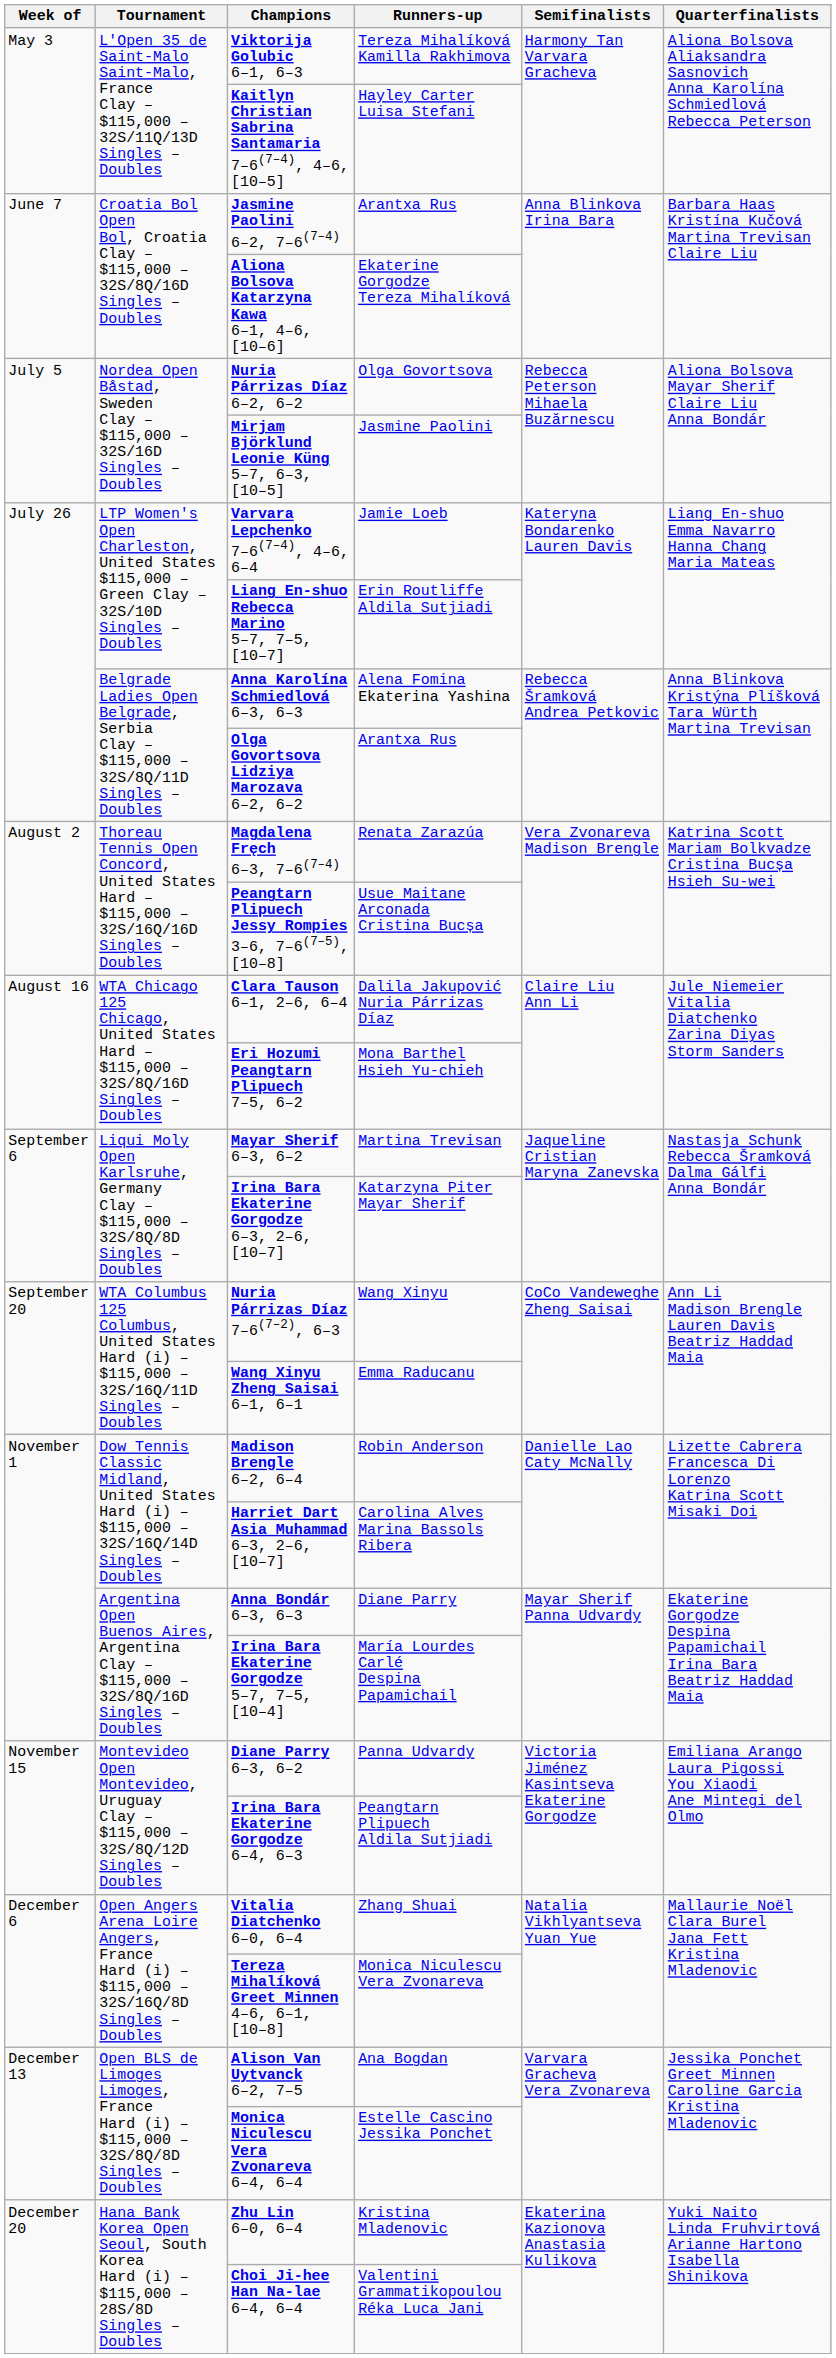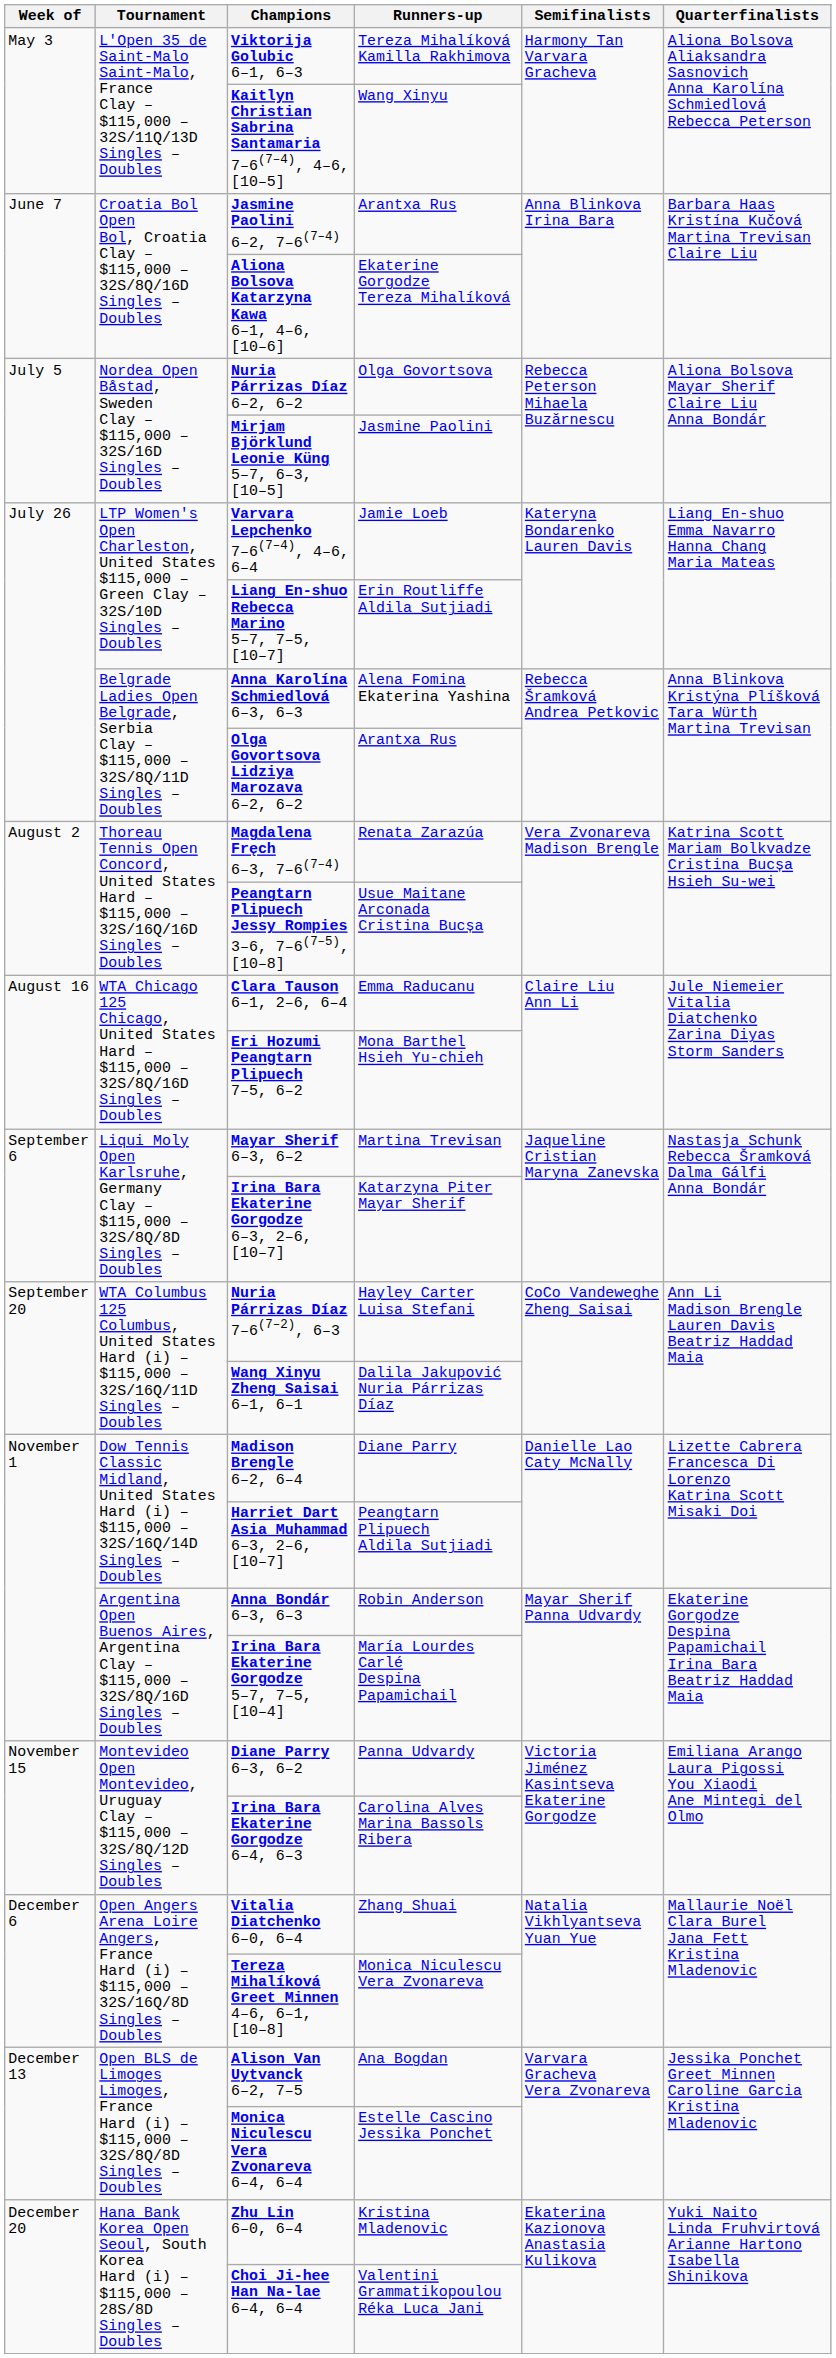(416, 104) Hayley Carter Luisa Stefani -> (403, 96) Wang Xinyu
(430, 1004) Dalila Jakupović Nuria Párrizas Díaz -> (416, 987) Emma Raducanu
(403, 1294) Wang Xinyu -> (416, 1302) Hayley Carter Luisa Stefani
(416, 1373) Emma Raducanu -> (430, 1390) Dalila Jakupović Nuria Párrizas Díaz
(421, 1447) Robin Anderson -> (407, 1447) Diane Parry
(421, 1530) Carolina Alves Marina Bassols Ribera -> (425, 1530) Peangtarn Plipuech Aldila Sutjiadi
(407, 1600) Diane Parry -> (421, 1600) Robin Anderson
(425, 1823) Peangtarn Plipuech Aldila Sutjiadi -> (421, 1823) Carolina Alves Marina Bassols Ribera
